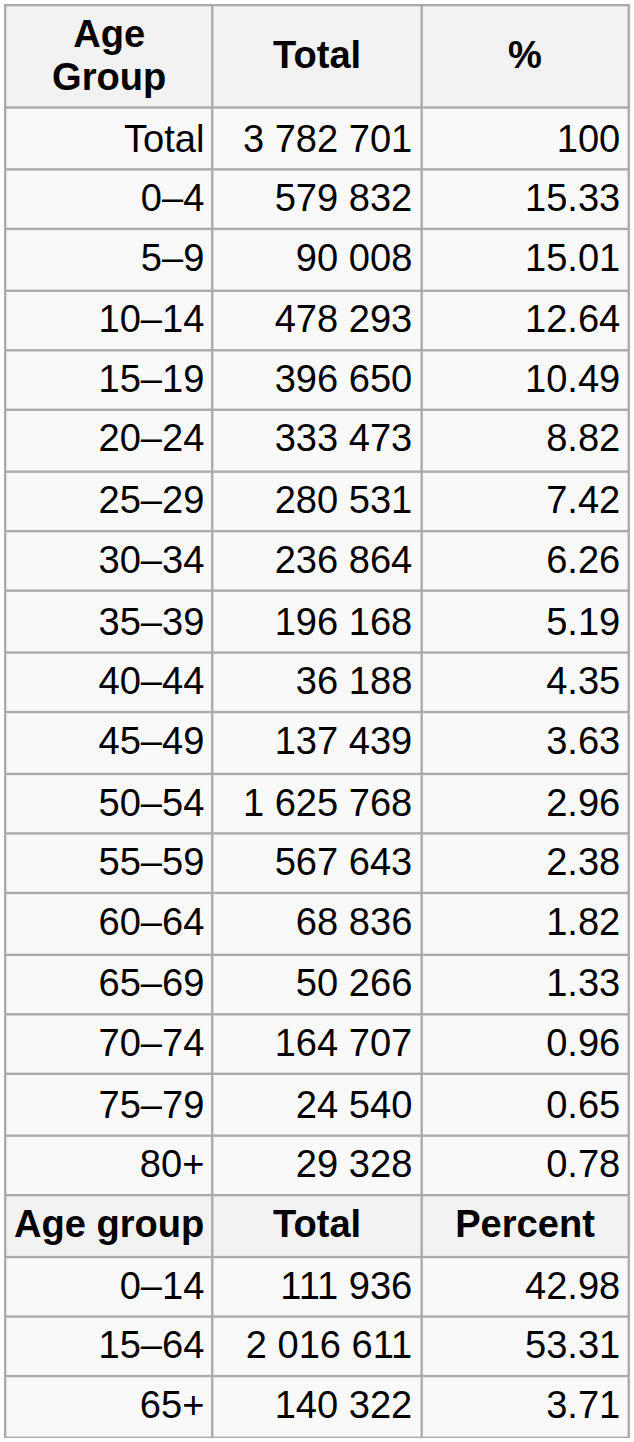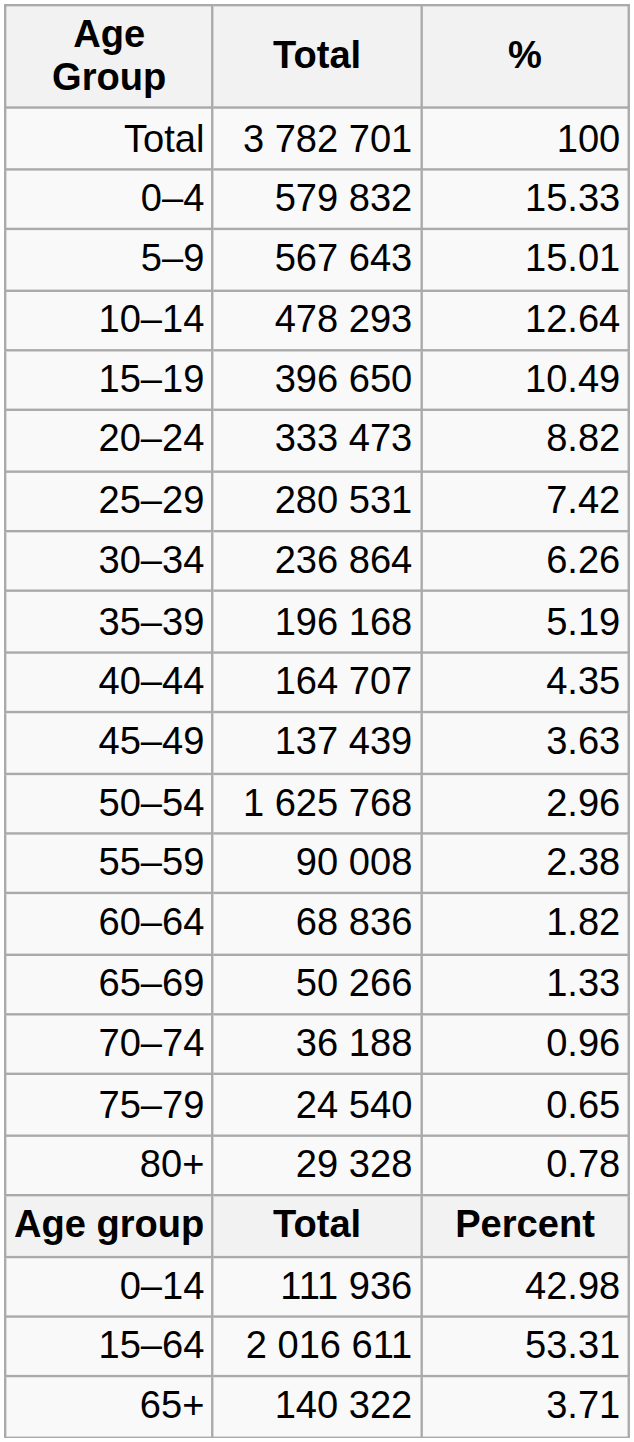(354, 258) 90 008 -> (343, 258) 567 643
(354, 681) 36 188 -> (343, 681) 164 707
(343, 862) 567 643 -> (354, 862) 90 008
(343, 1043) 164 707 -> (354, 1043) 36 188
